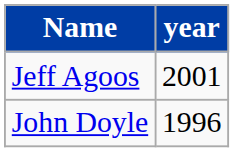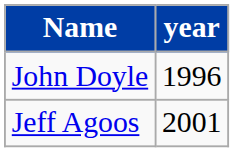rows swapped: (80, 122) <-> (76, 75)
